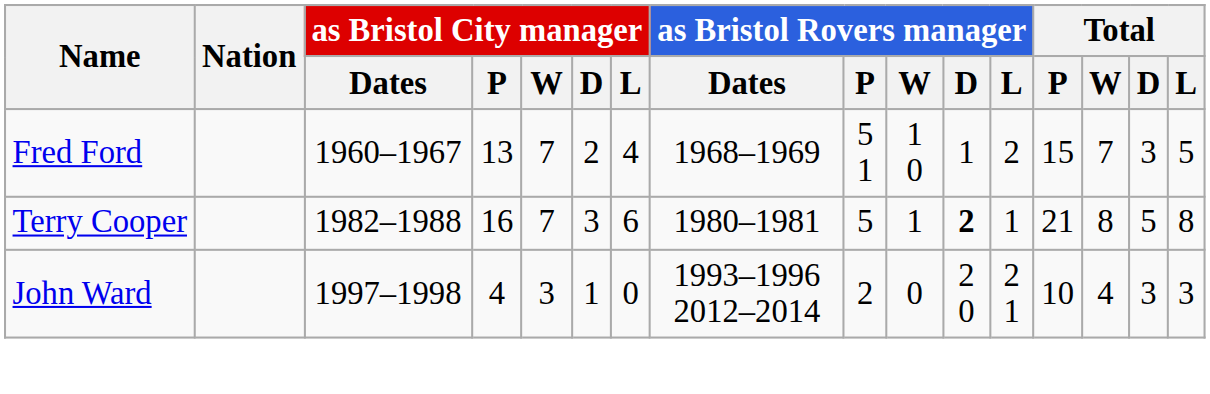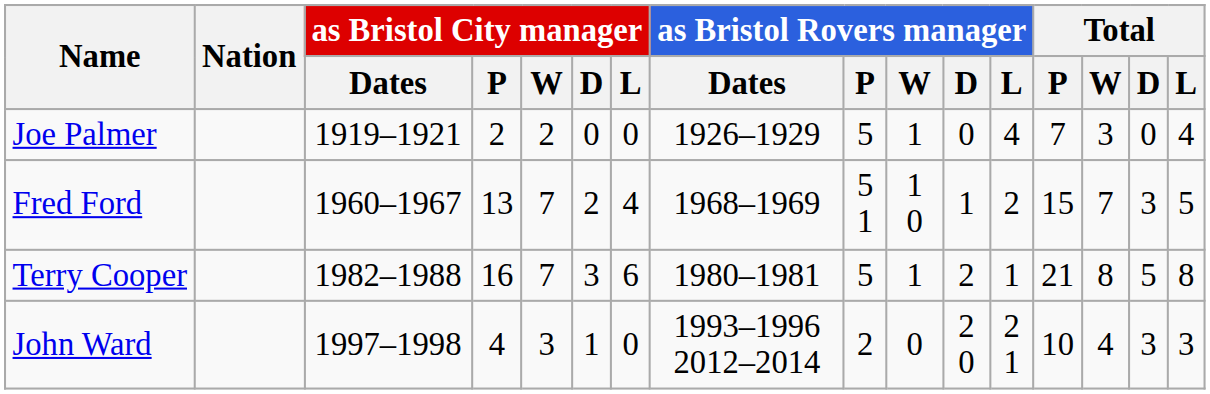+ row: (85, 133)
(966, 222) bold -> (966, 274) normal
